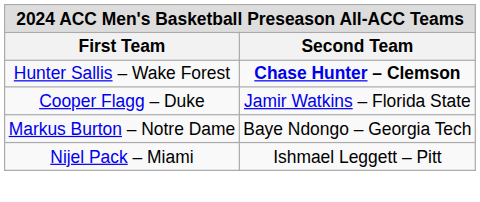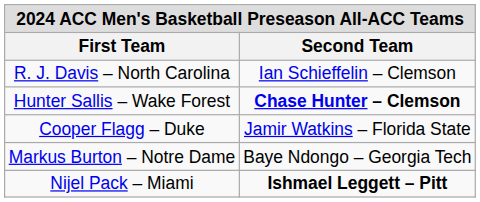+ row: (122, 74)
(357, 156) normal -> (357, 184) bold
